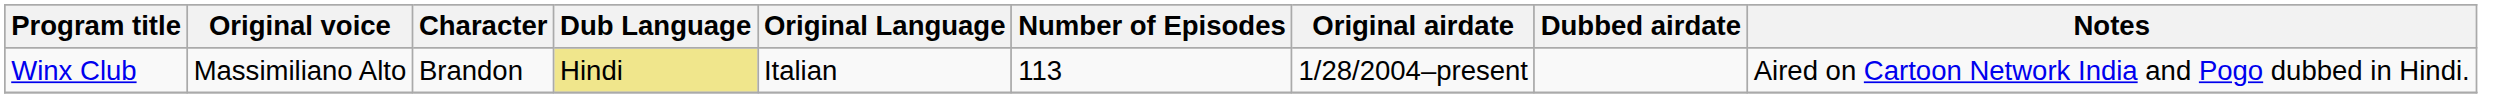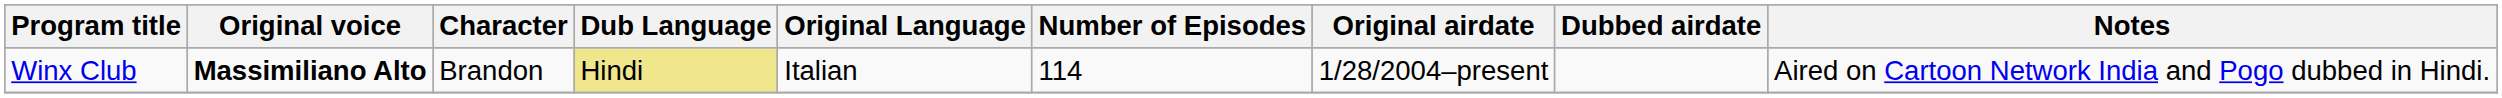(300, 69) normal -> (310, 69) bold
(1040, 69) 113 -> (1060, 69) 114
